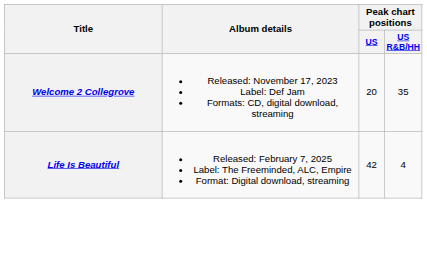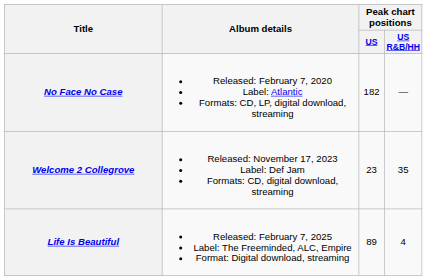+ row: (83, 92)
(372, 92) 20 -> (372, 170) 23
(372, 164) 42 -> (372, 242) 89
